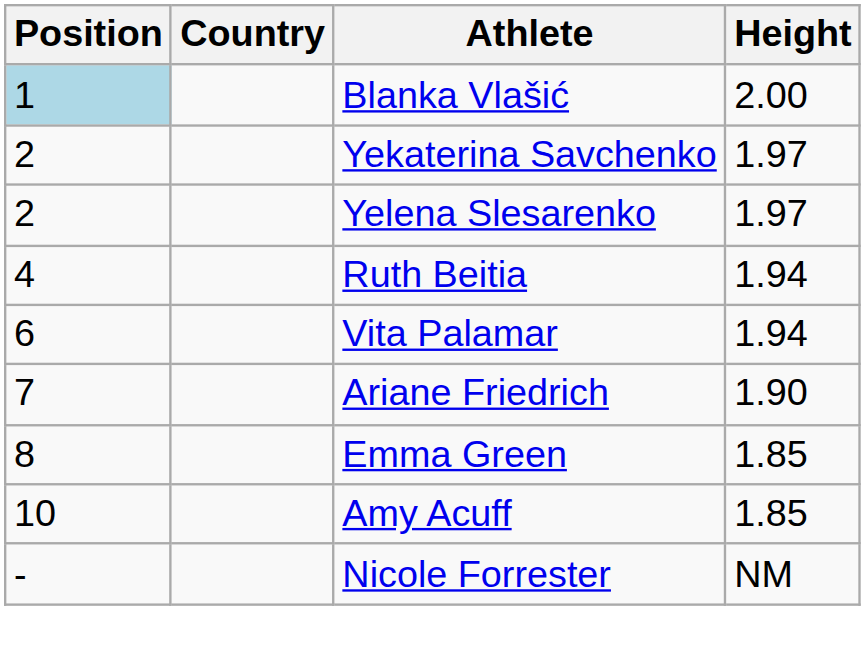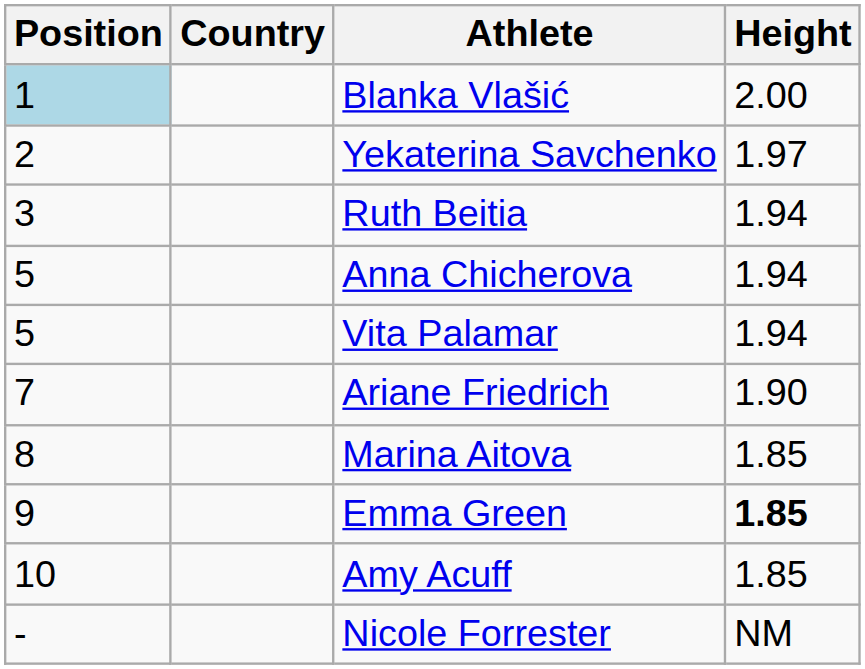- row: (499, 214)
(24, 273) 4 -> (24, 214) 3
+ row: (487, 273)
(24, 333) 6 -> (24, 333) 5
+ row: (457, 453)
(24, 453) 8 -> (24, 513) 9
(771, 453) normal -> (771, 513) bold
